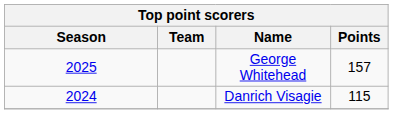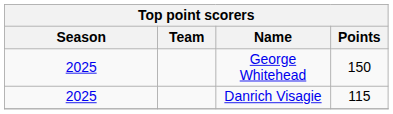(359, 67) 157 -> (359, 67) 150
(81, 97) 2024 -> (81, 97) 2025
